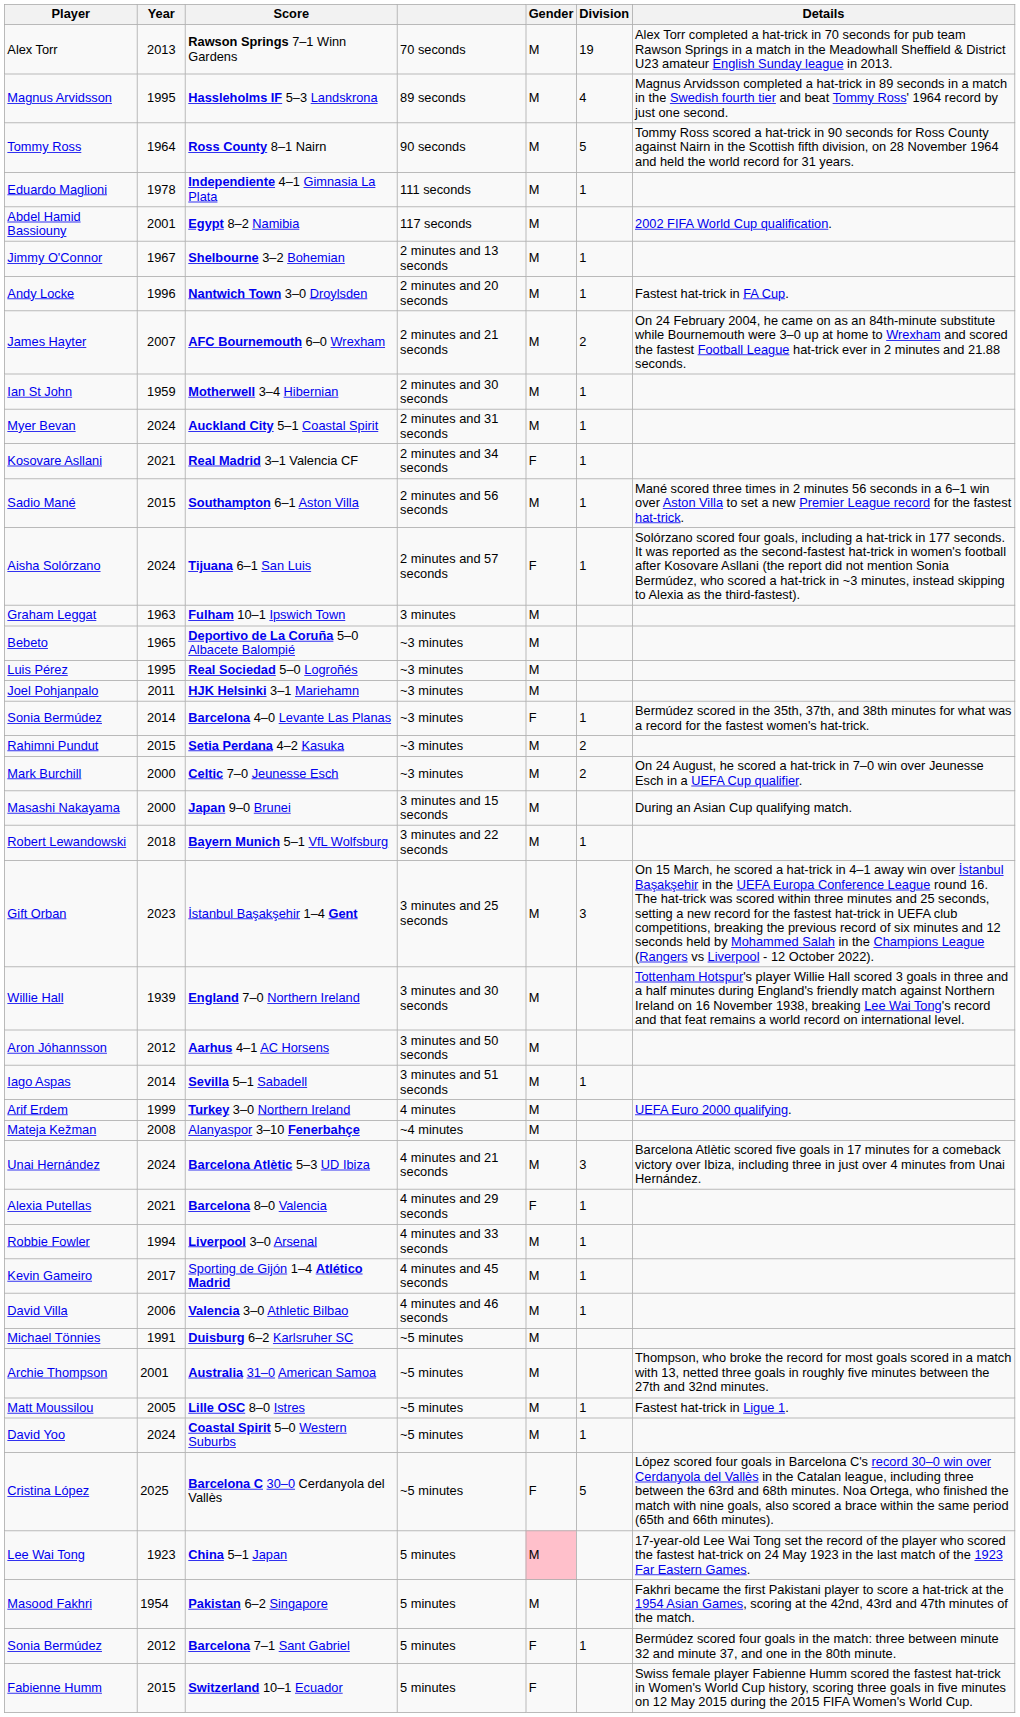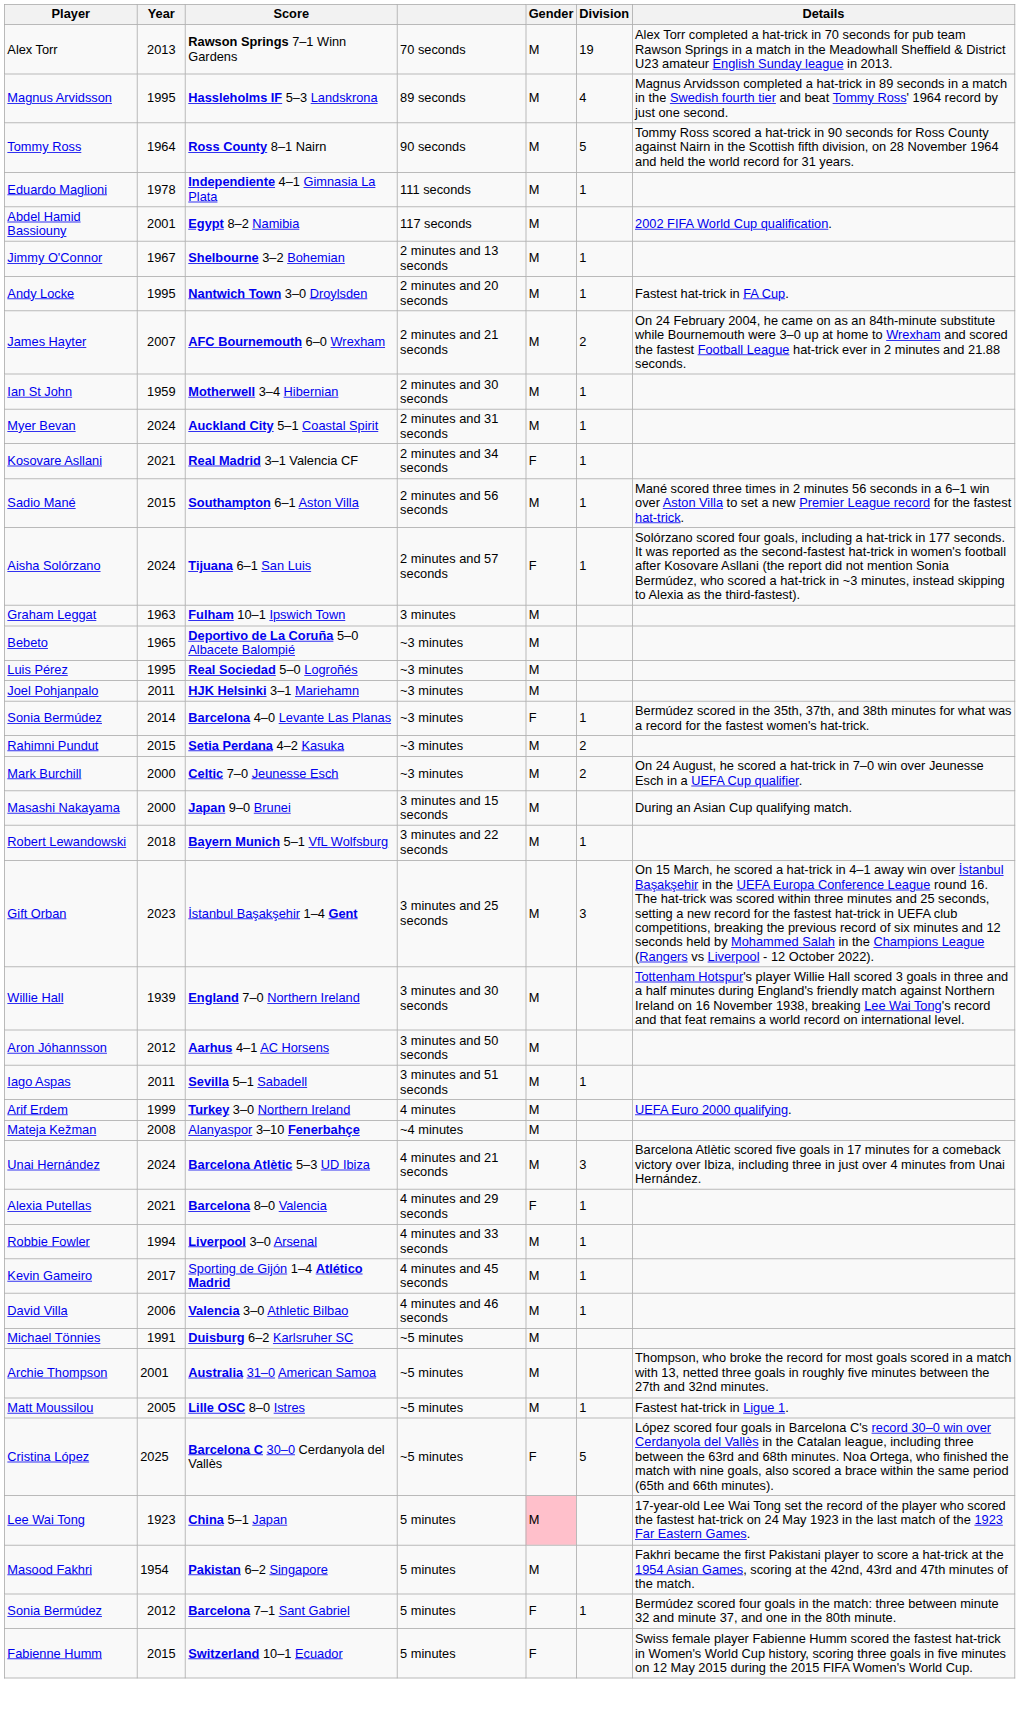(161, 293) 1996 -> (161, 293) 1995
(161, 1082) 2014 -> (161, 1082) 2011
- row: (267, 1435)
